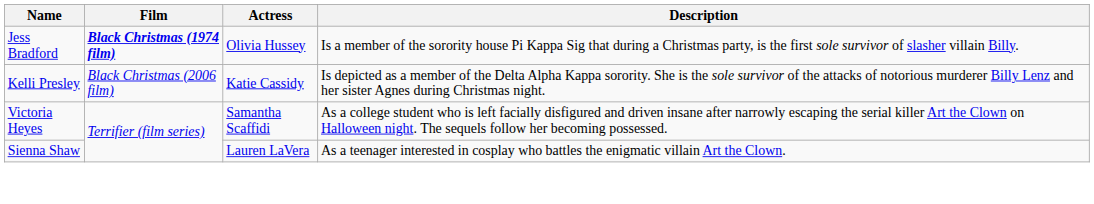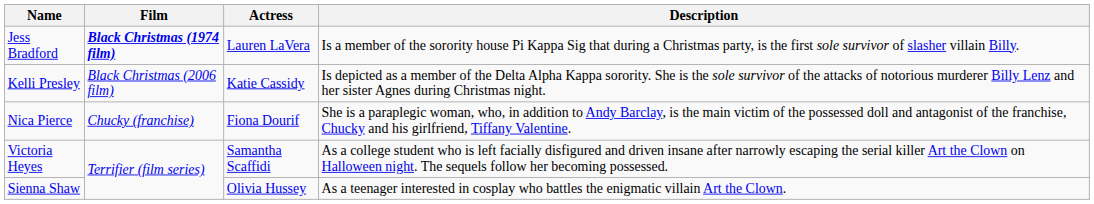(266, 45) Olivia Hussey -> (268, 45) Lauren LaVera
+ row: (40, 120)
(268, 150) Lauren LaVera -> (266, 188) Olivia Hussey
